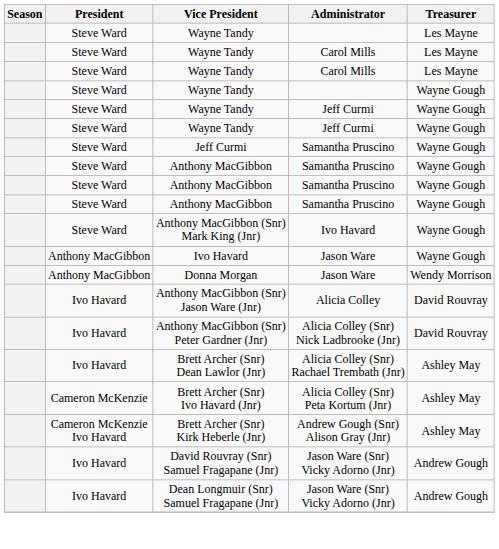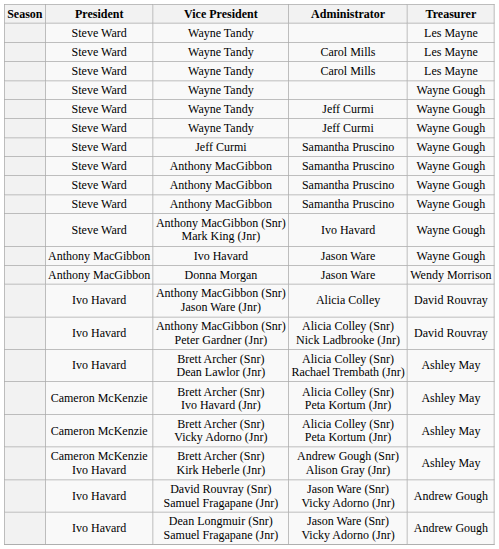+ row: (221, 430)
